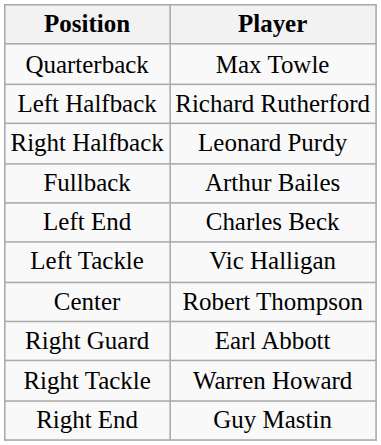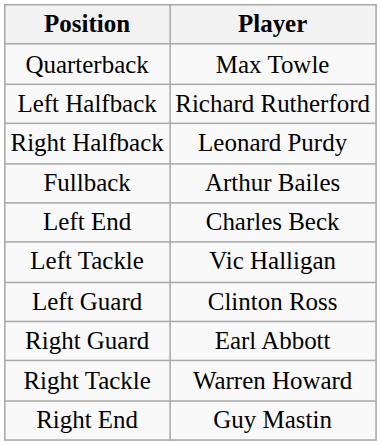+ row: (87, 301)
- row: (87, 301)
